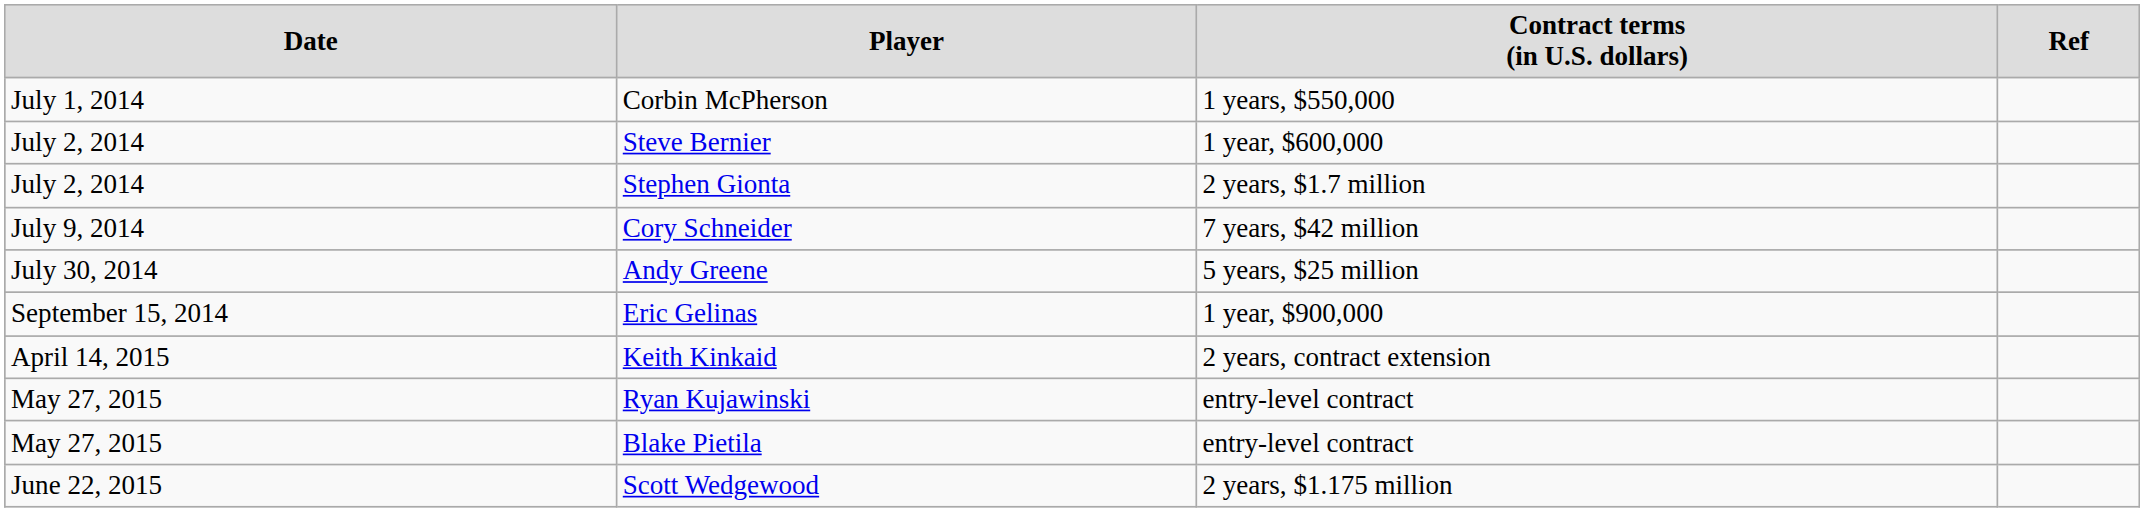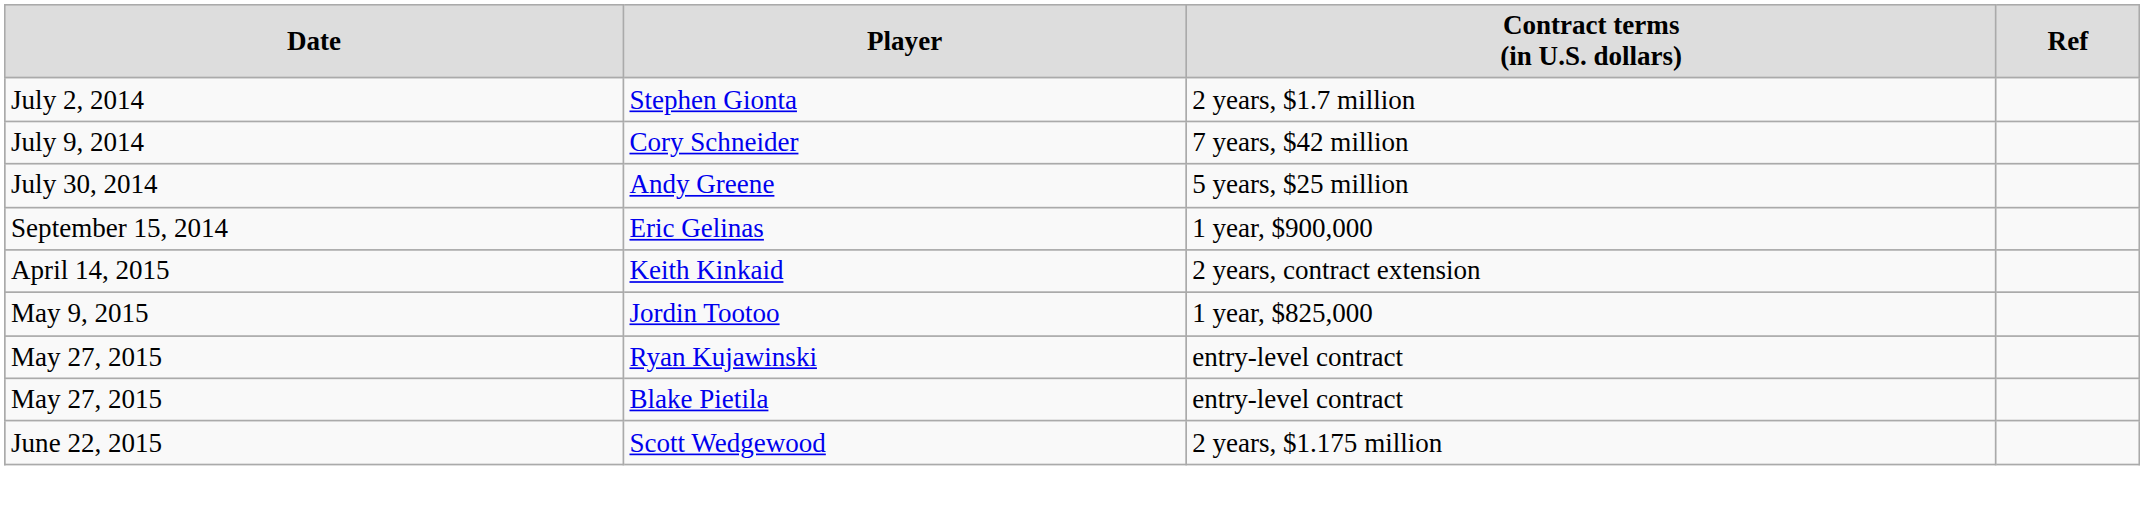- row: (725, 99)
- row: (697, 142)
+ row: (705, 313)
